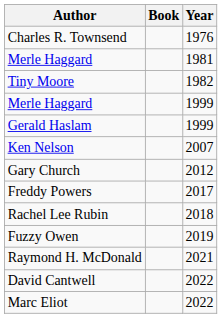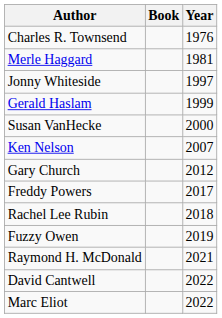- row: (41, 81)
+ row: (54, 81)
- row: (50, 103)
+ row: (54, 125)
